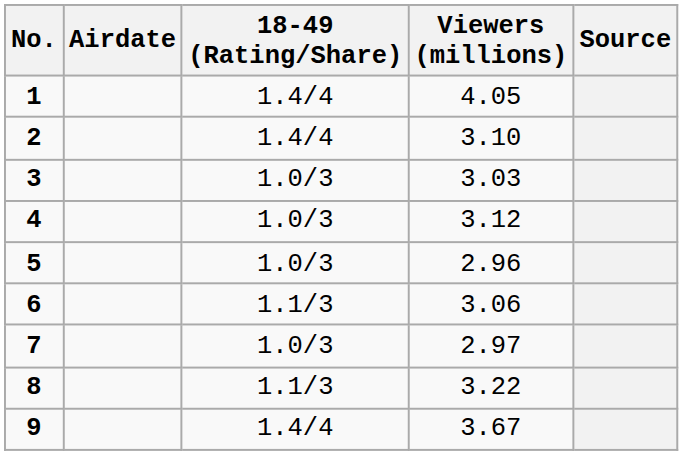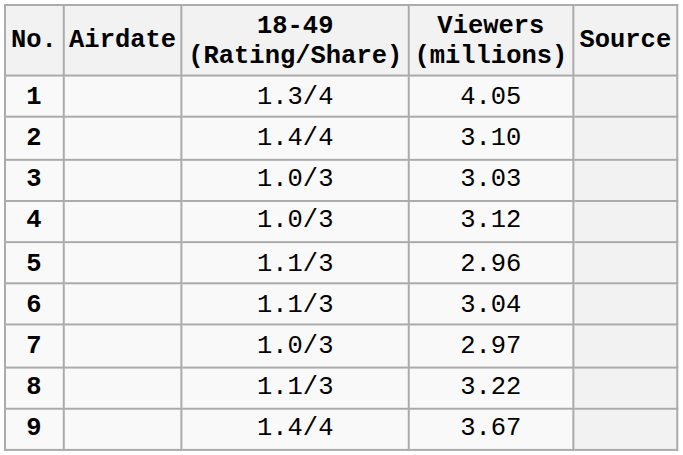(295, 97) 1.4/4 -> (295, 97) 1.3/4
(295, 263) 1.0/3 -> (295, 263) 1.1/3
(491, 304) 3.06 -> (491, 304) 3.04
